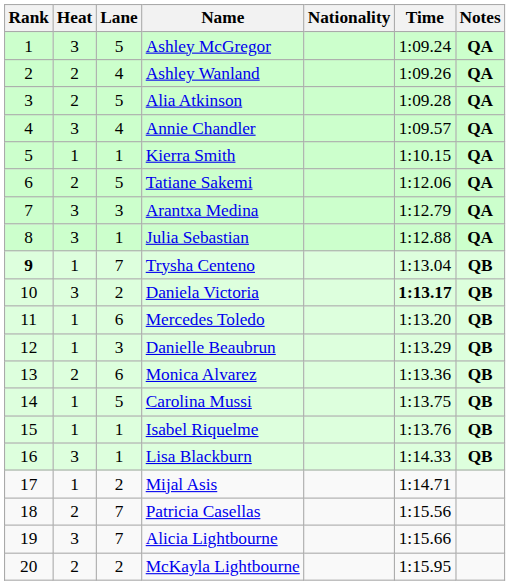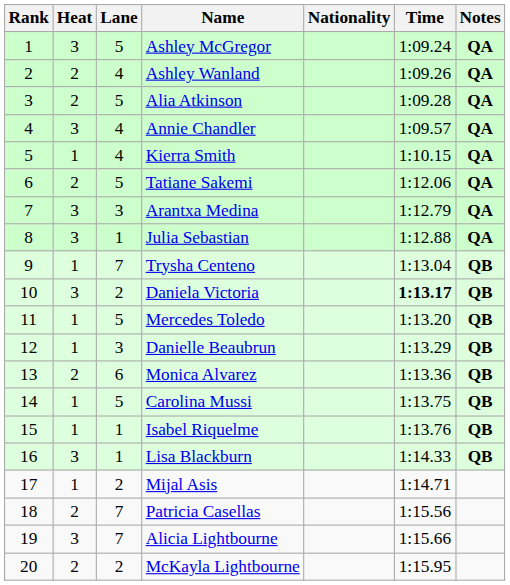(119, 155) 1 -> (119, 155) 4
(29, 264) bold -> (29, 264) normal
(119, 319) 6 -> (119, 319) 5
